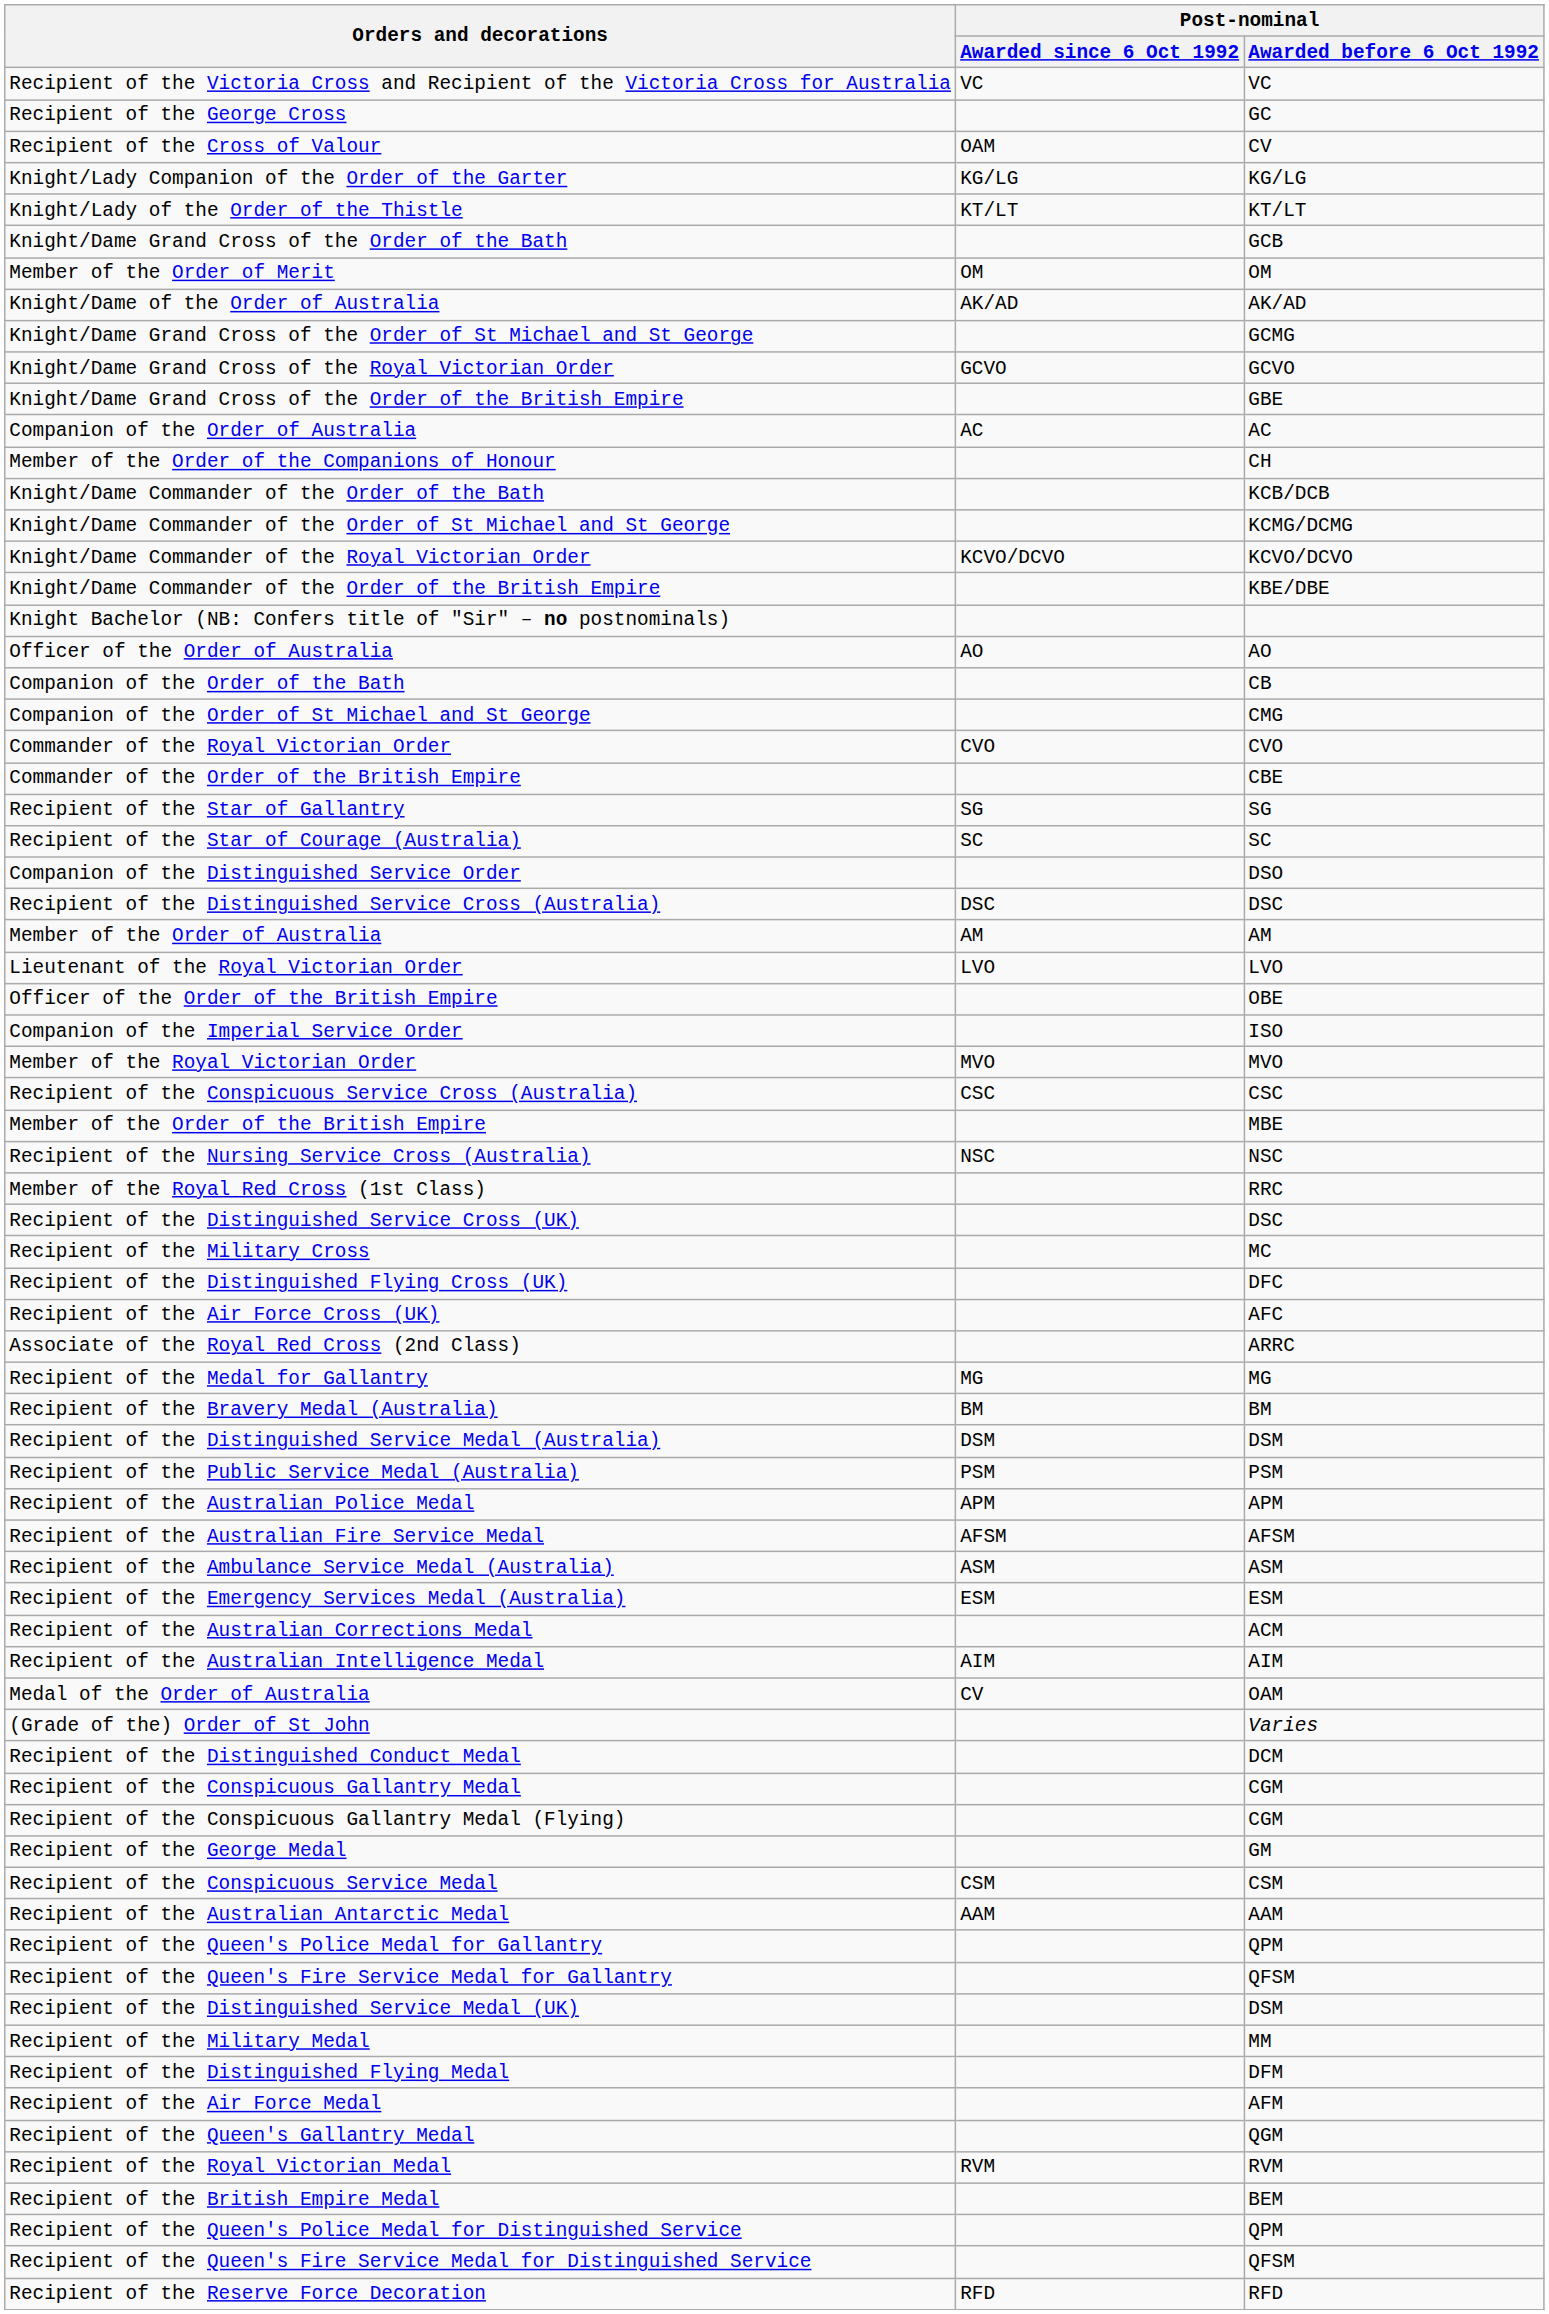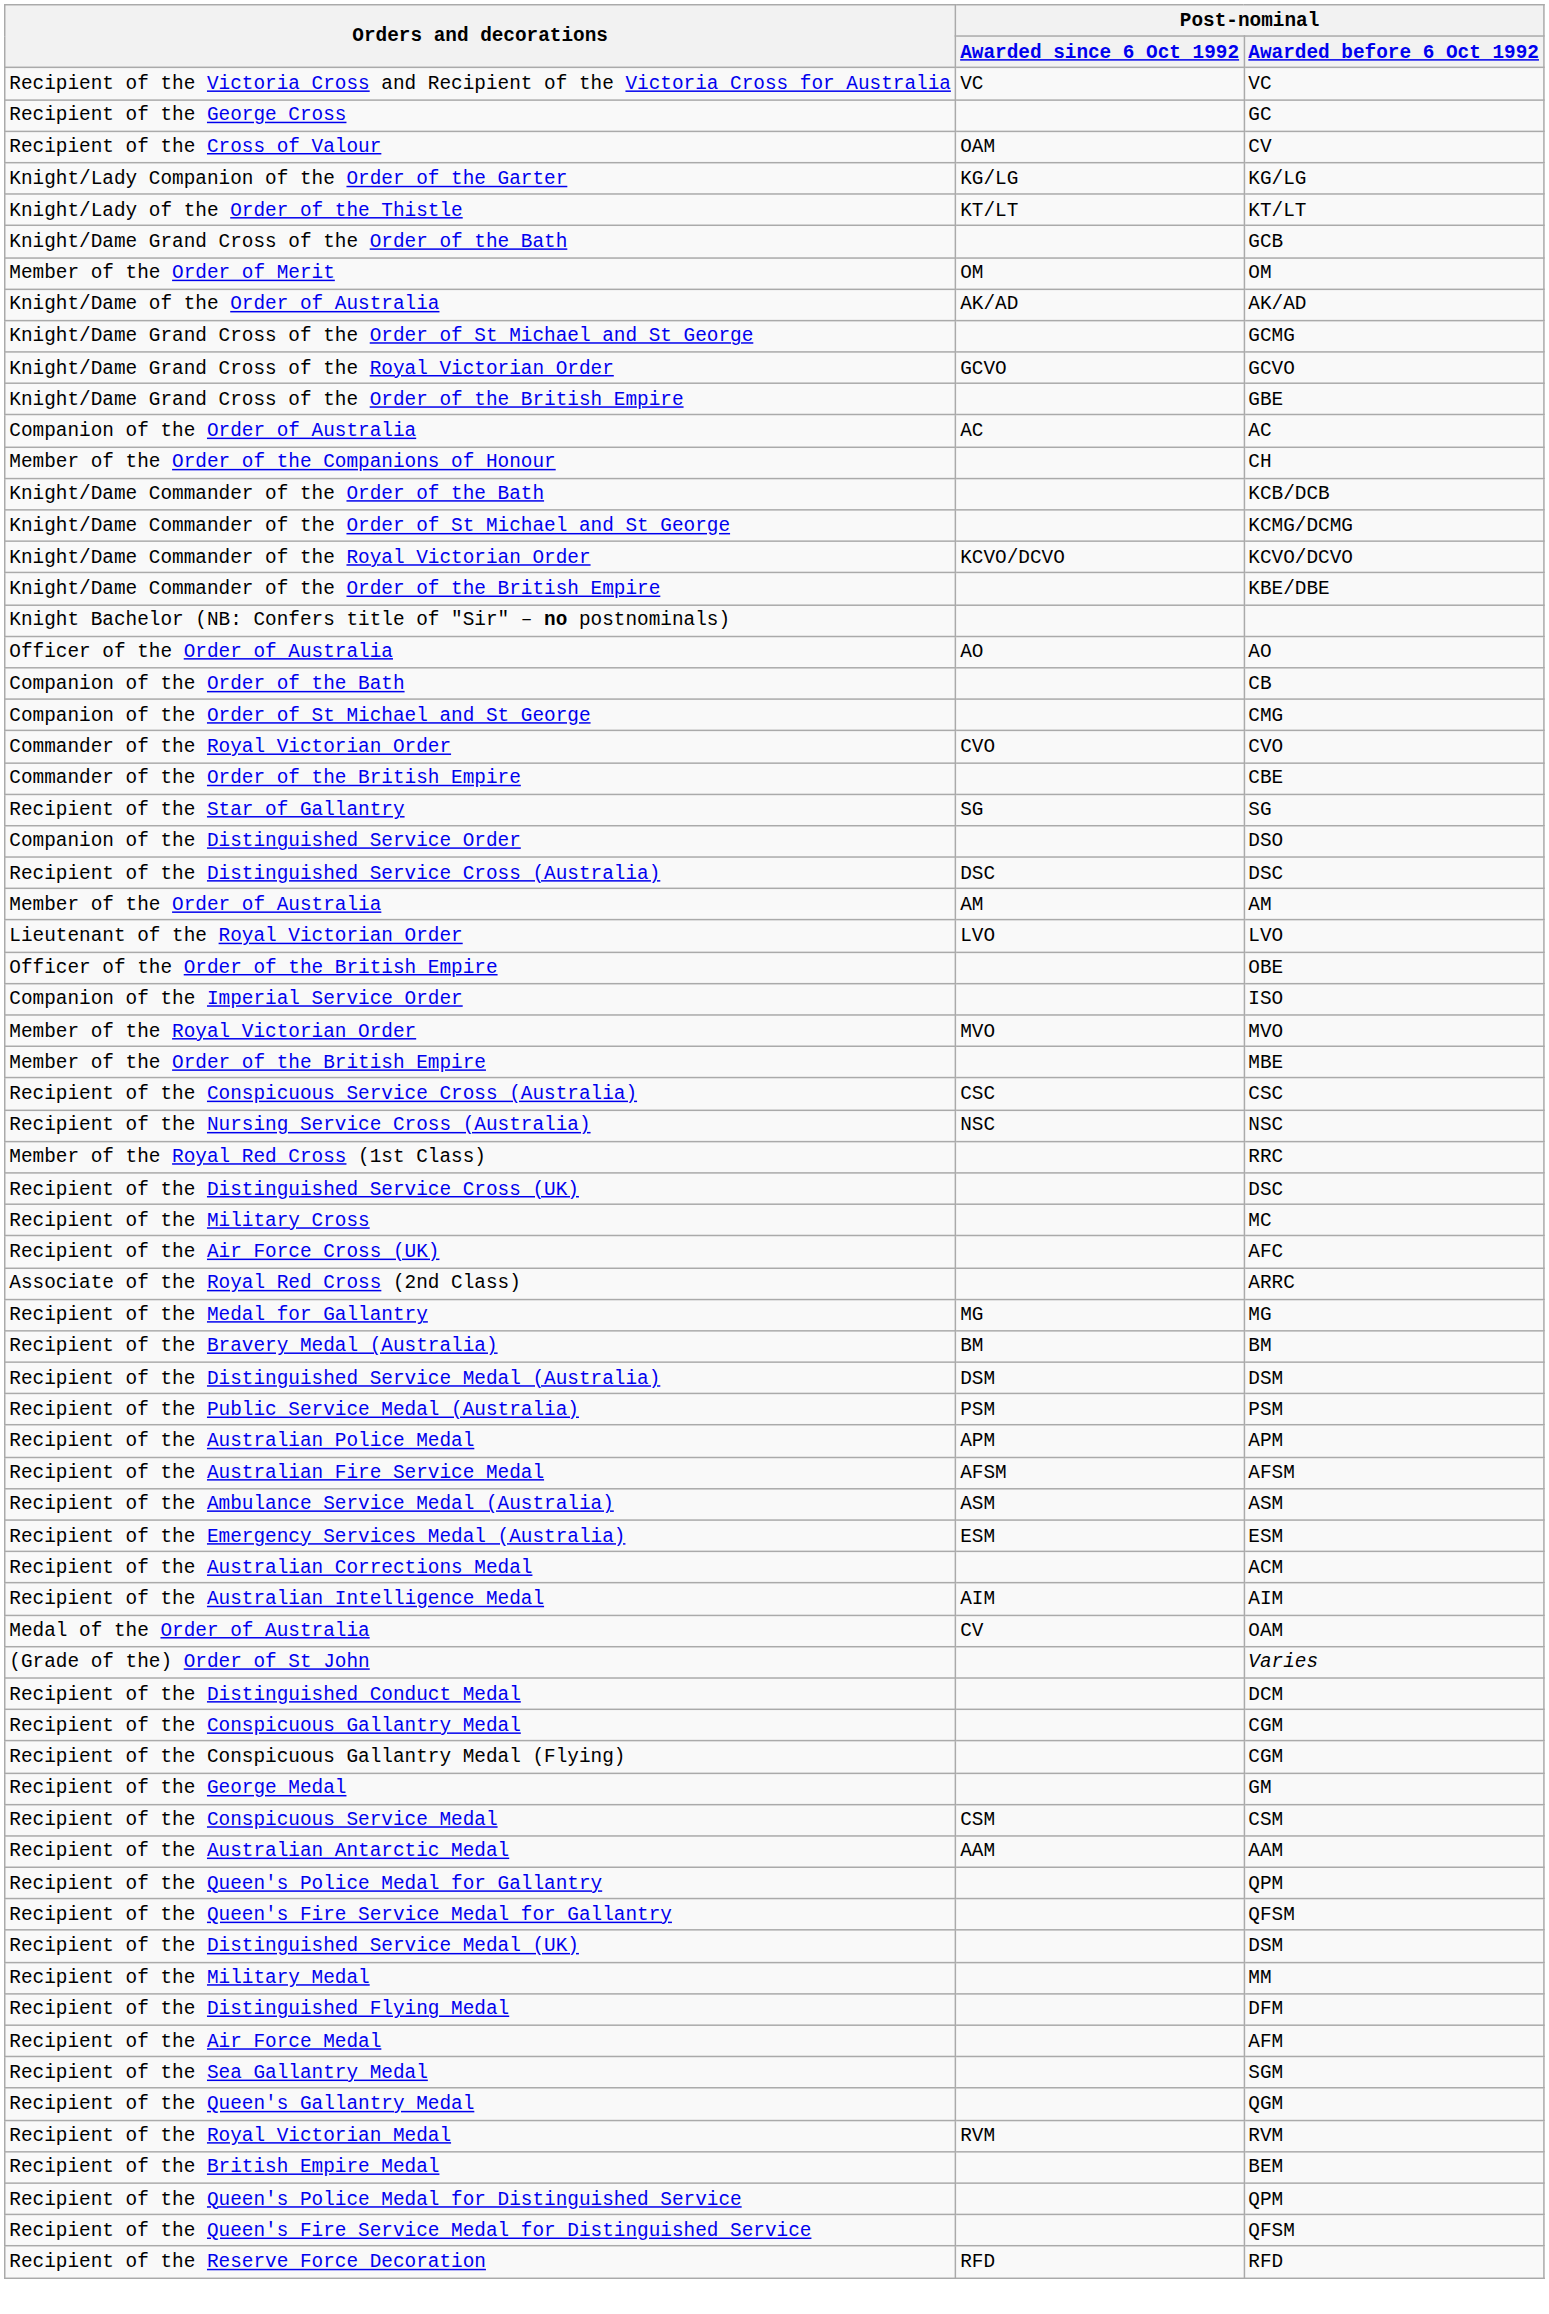- row: (265, 841)
rows swapped: (248, 1125) <-> (323, 1094)
- row: (288, 1283)
+ row: (219, 2073)
